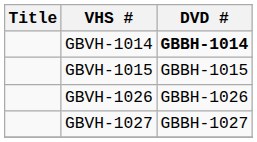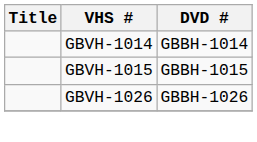(204, 44) bold -> (204, 44) normal
- row: (109, 124)
